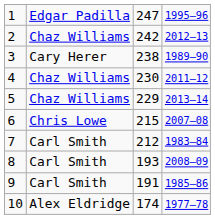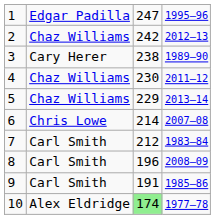(148, 120) 215 -> (148, 120) 214
(148, 162) 193 -> (148, 162) 196
(148, 204) no background -> (148, 204) lightgreen background
